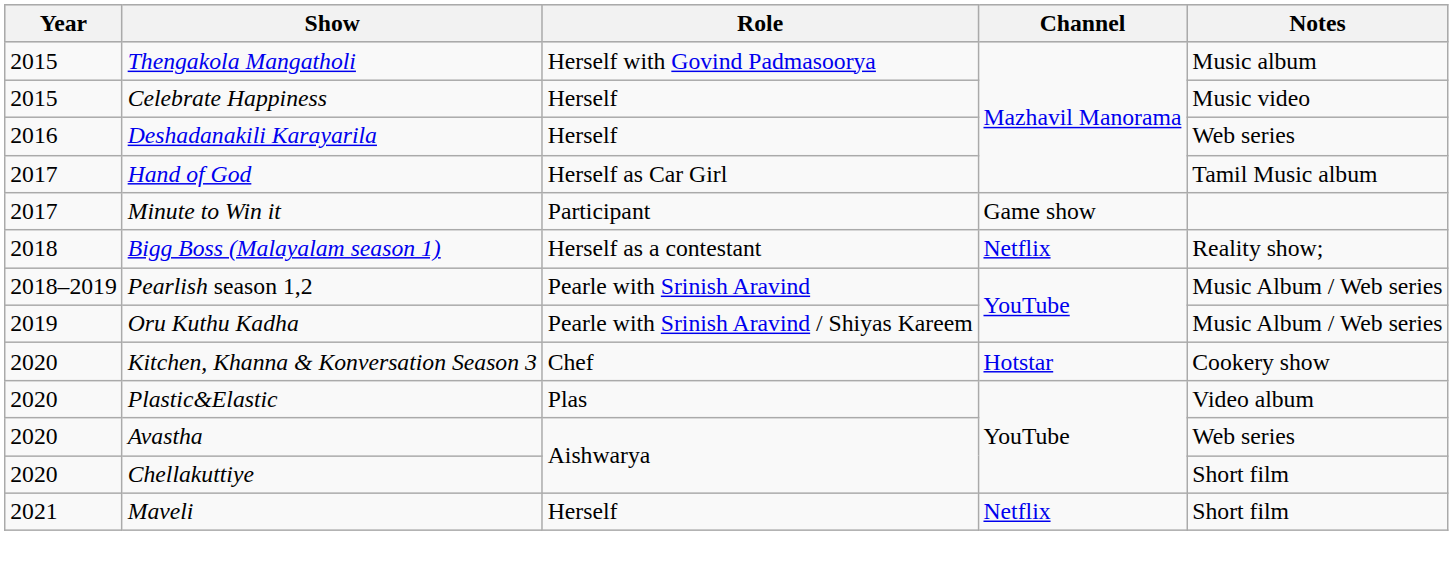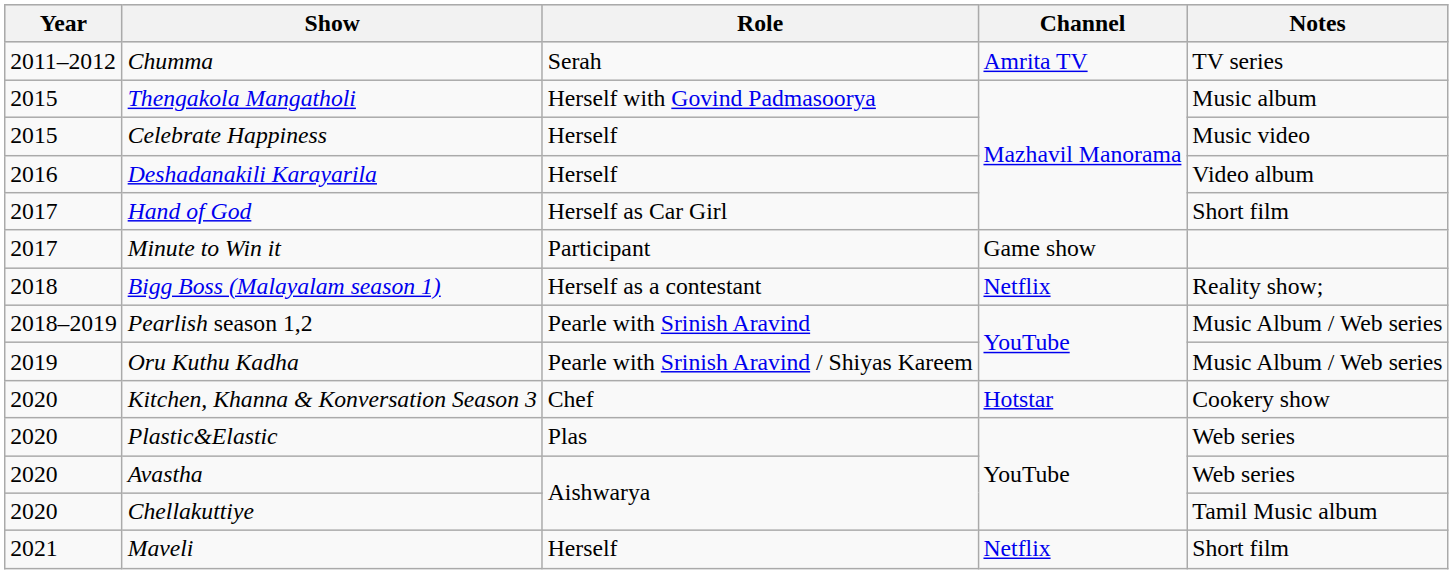+ row: (170, 60)
(1244, 135) Web series -> (1253, 173) Video album
(1285, 173) Tamil Music album -> (1241, 211) Short film
(1253, 398) Video album -> (1244, 436) Web series
(1241, 473) Short film -> (1285, 511) Tamil Music album
